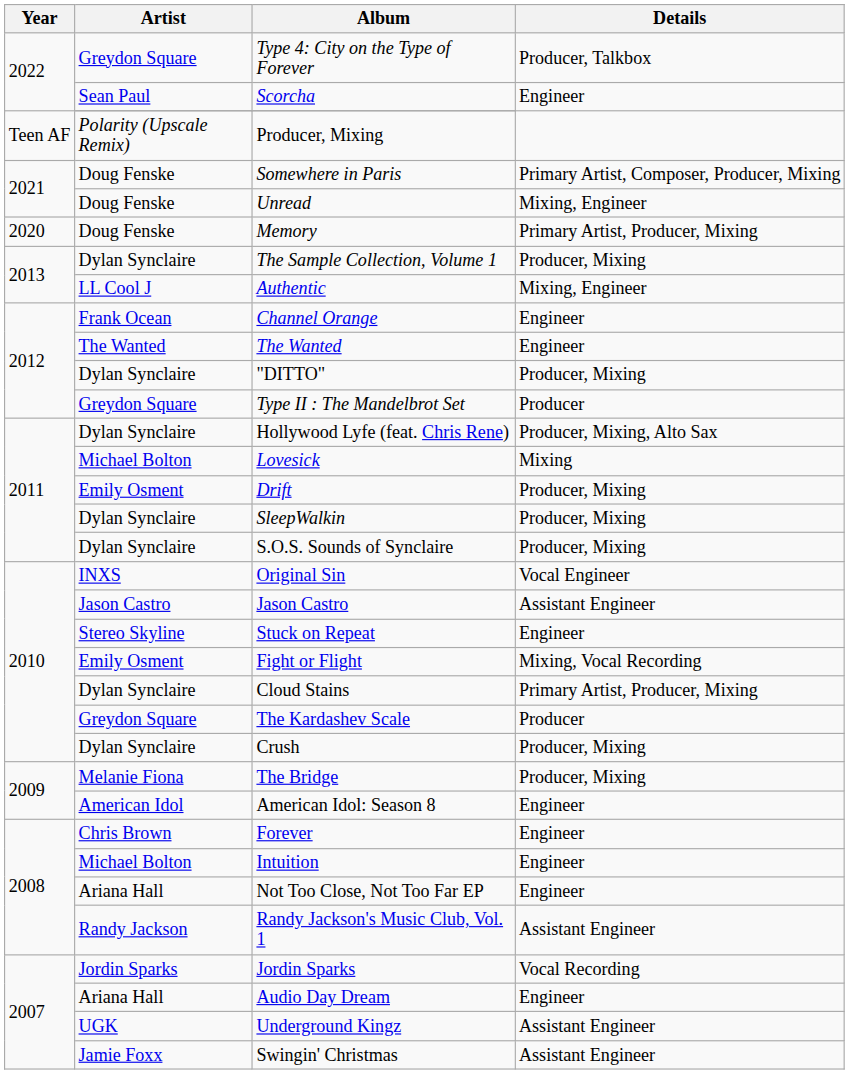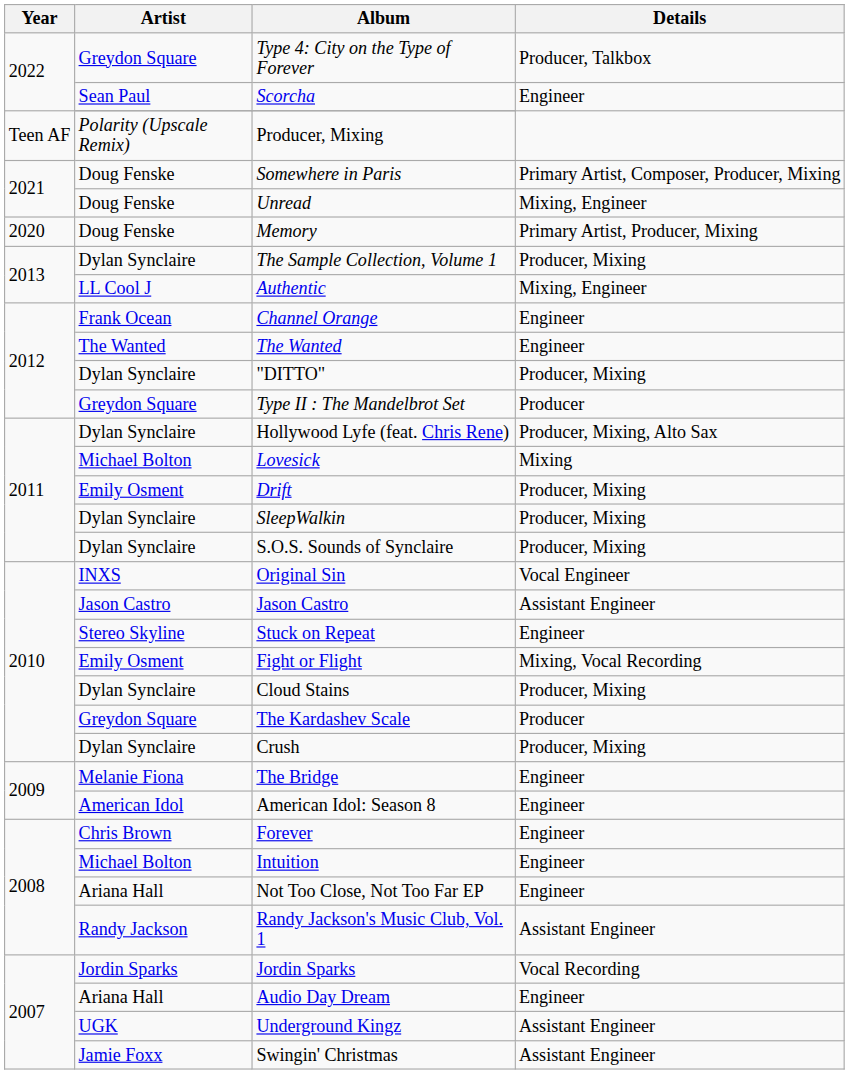(638, 690) Primary Artist, Producer, Mixing -> (582, 690) Producer, Mixing
(582, 776) Producer, Mixing -> (552, 776) Engineer
